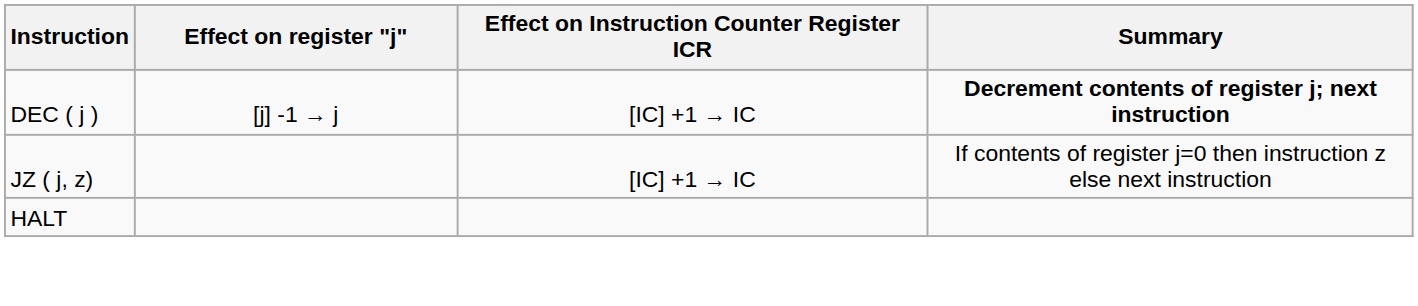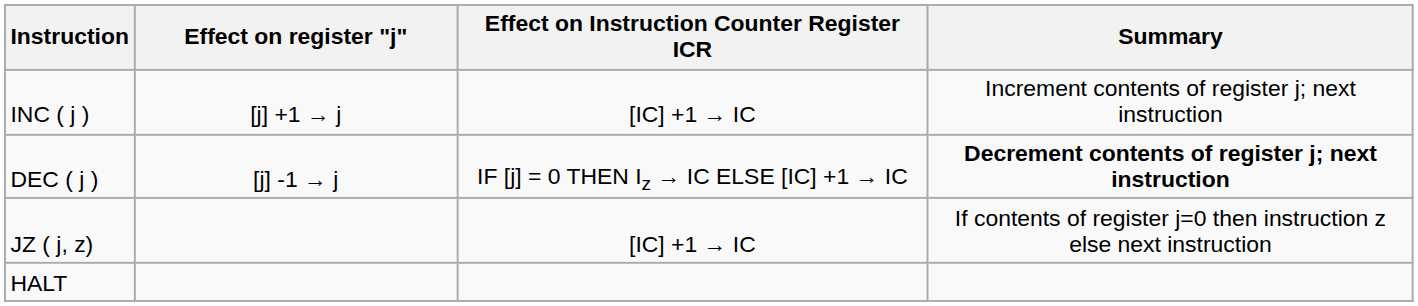+ row: (50, 115)
(692, 115) [IC] +1 → IC -> (692, 177) IF [j] = 0 THEN Iz → IC ELSE [IC] +1 → IC
